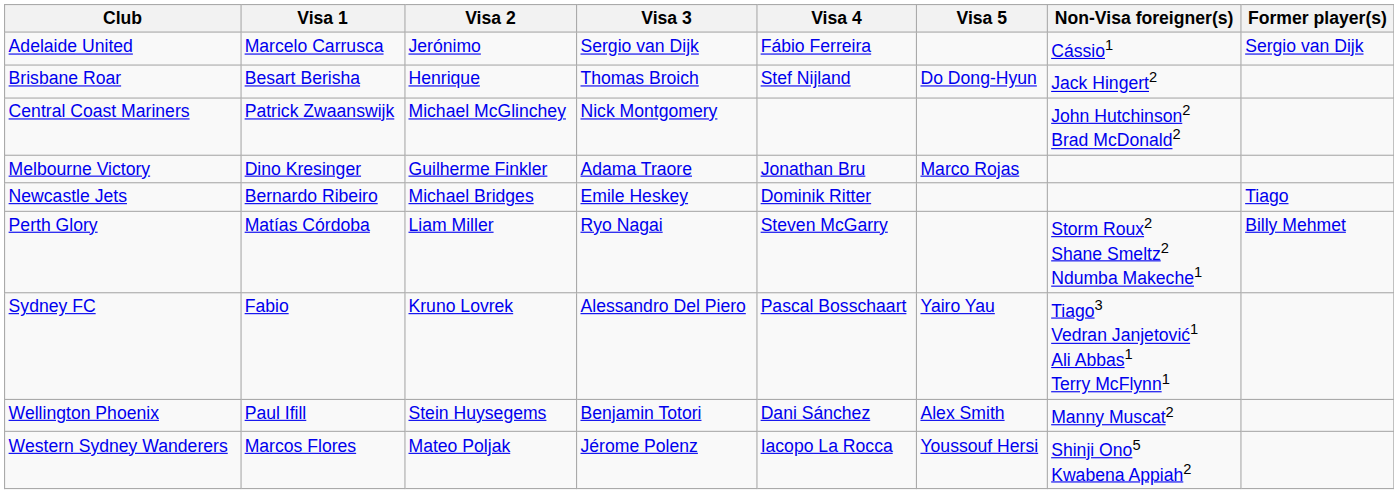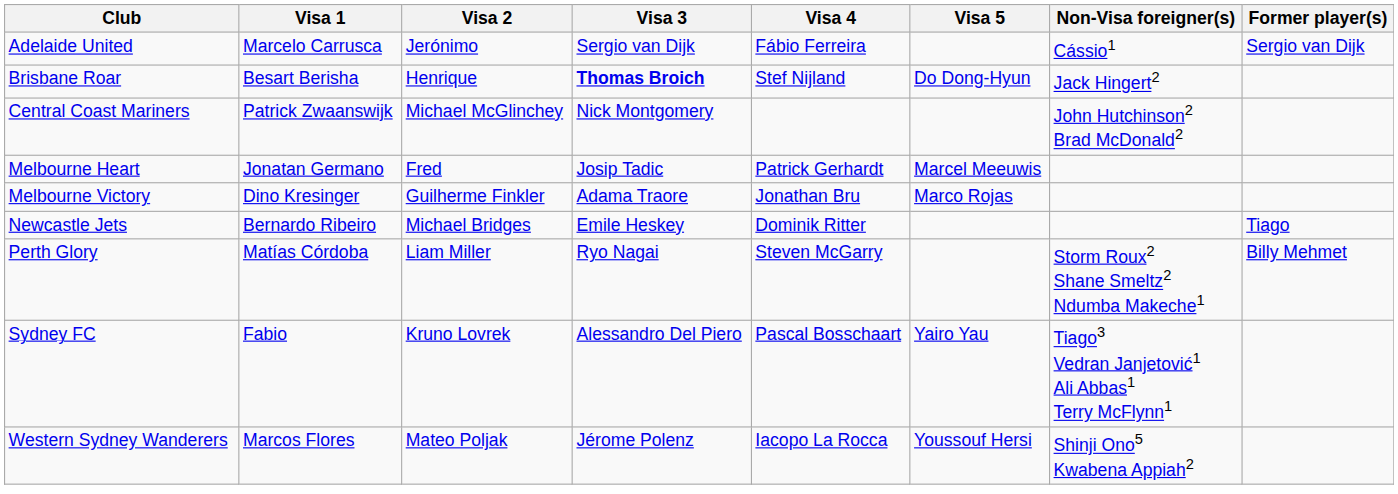(640, 79) normal -> (641, 79) bold
+ row: (74, 168)
- row: (84, 412)
